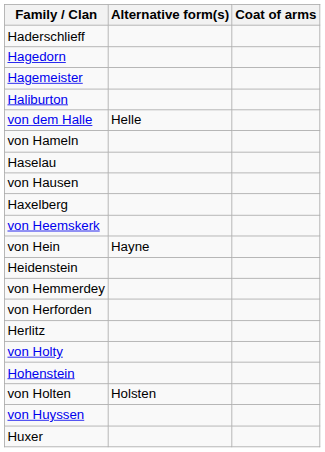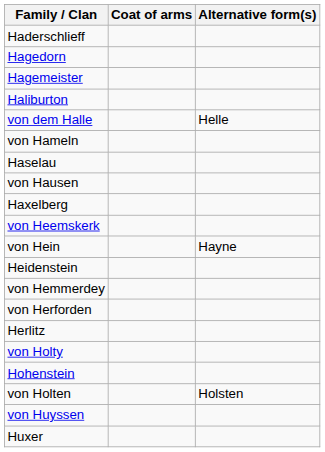columns swapped: (170, 15) <-> (276, 15)
